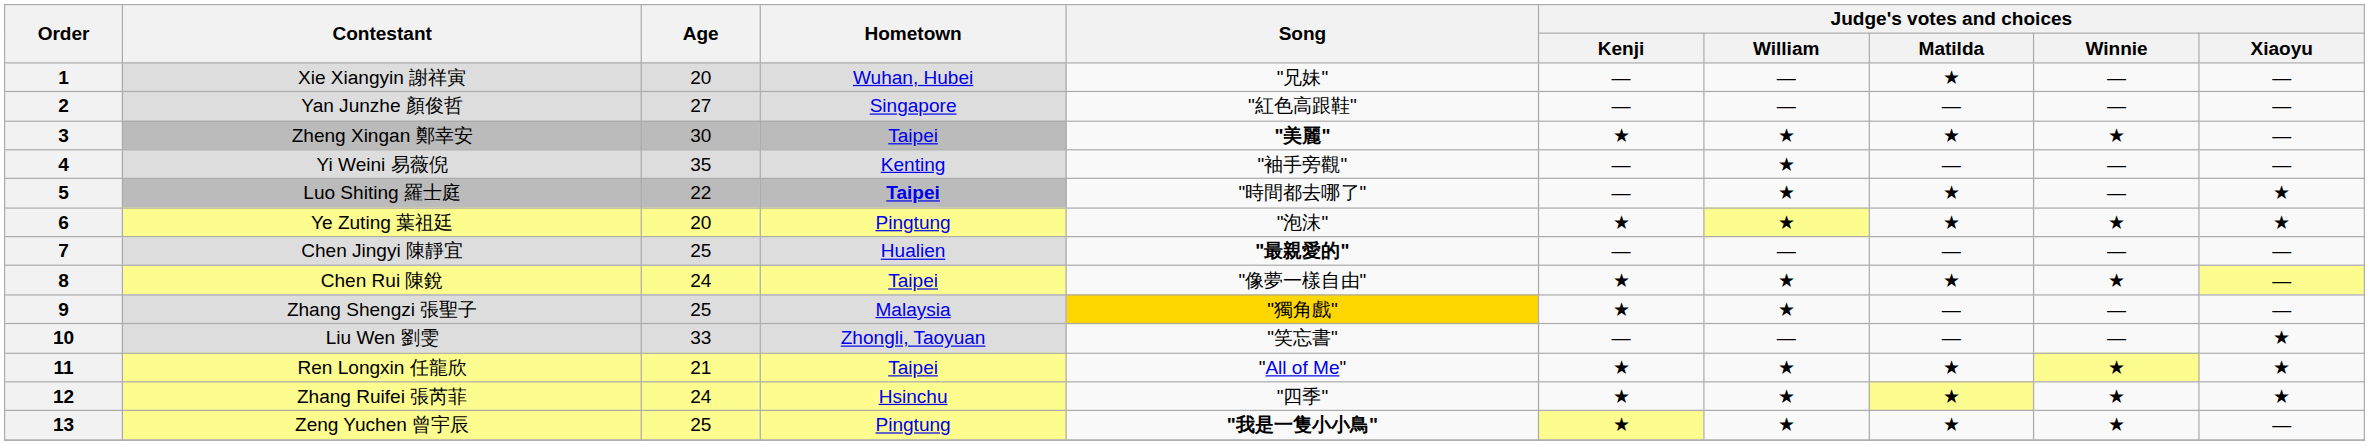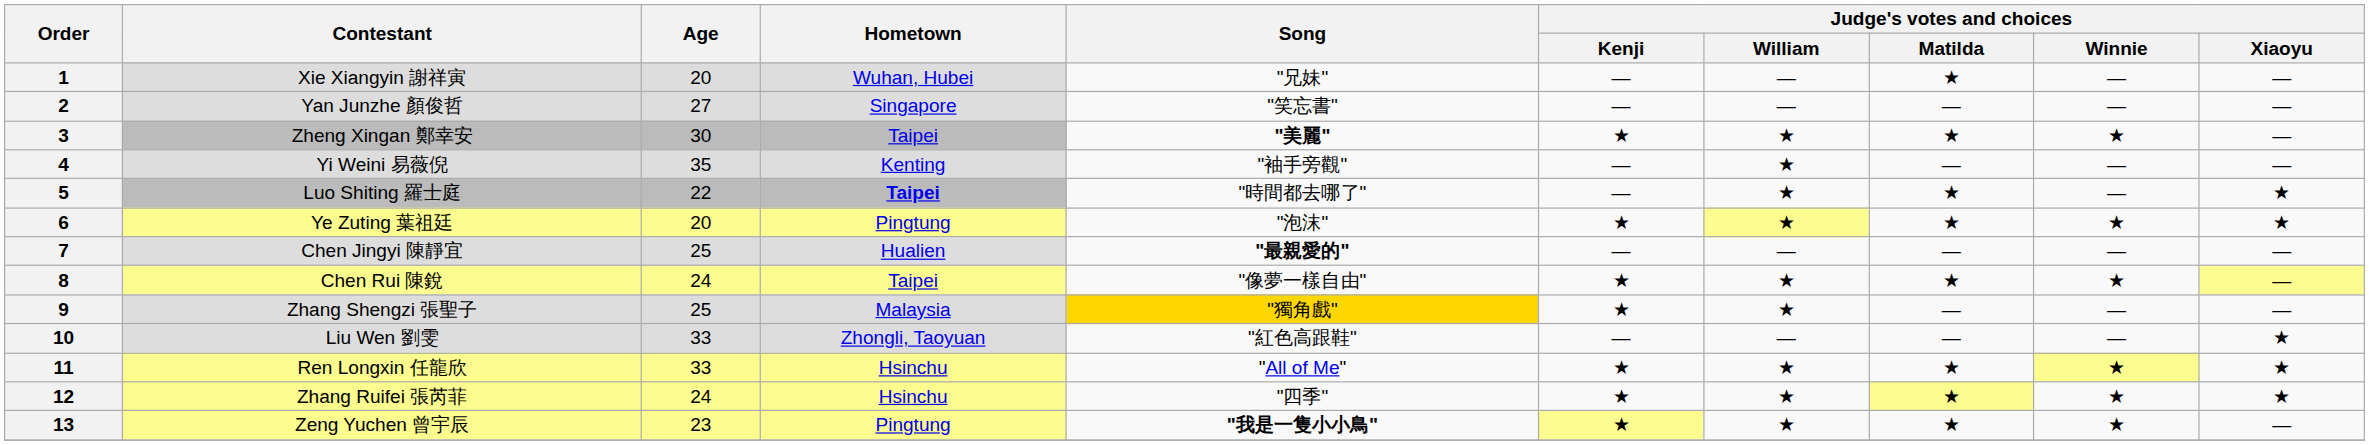(1302, 106) "紅色高跟鞋" -> (1302, 106) "笑忘書"
(1302, 338) "笑忘書" -> (1302, 338) "紅色高跟鞋"
(701, 367) 21 -> (701, 367) 33
(913, 367) Taipei -> (913, 367) Hsinchu
(701, 425) 25 -> (701, 425) 23
